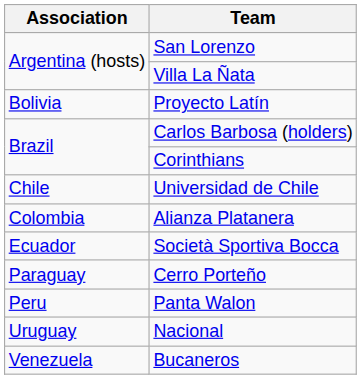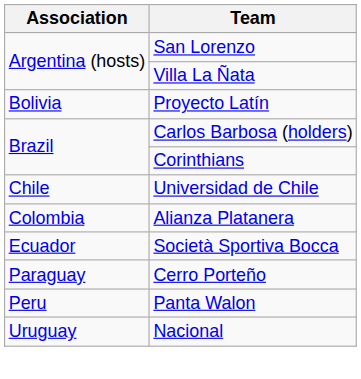- row: (196, 359)
